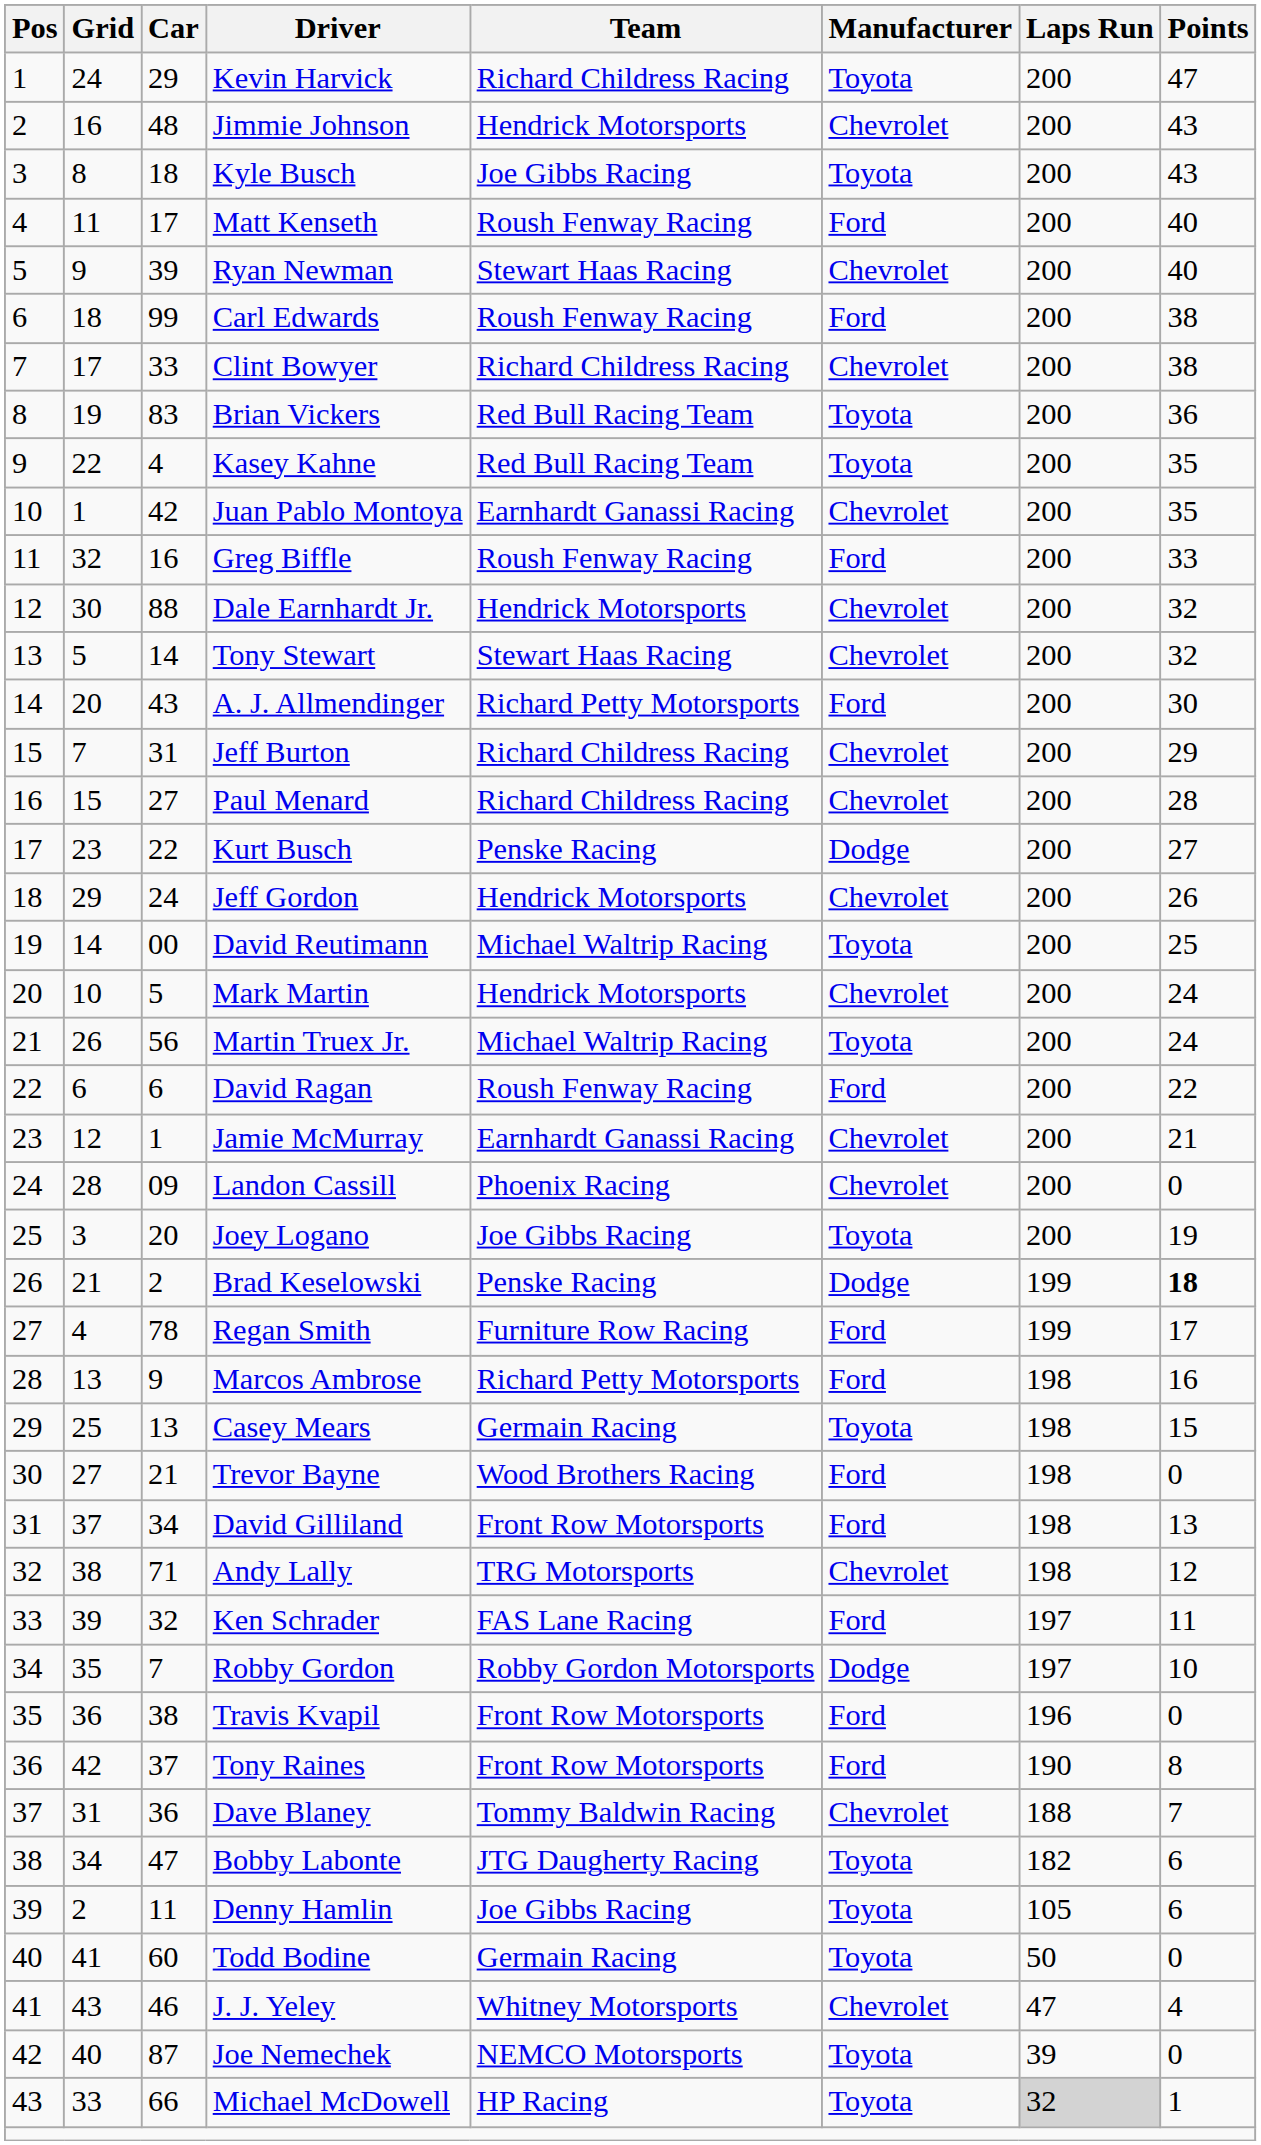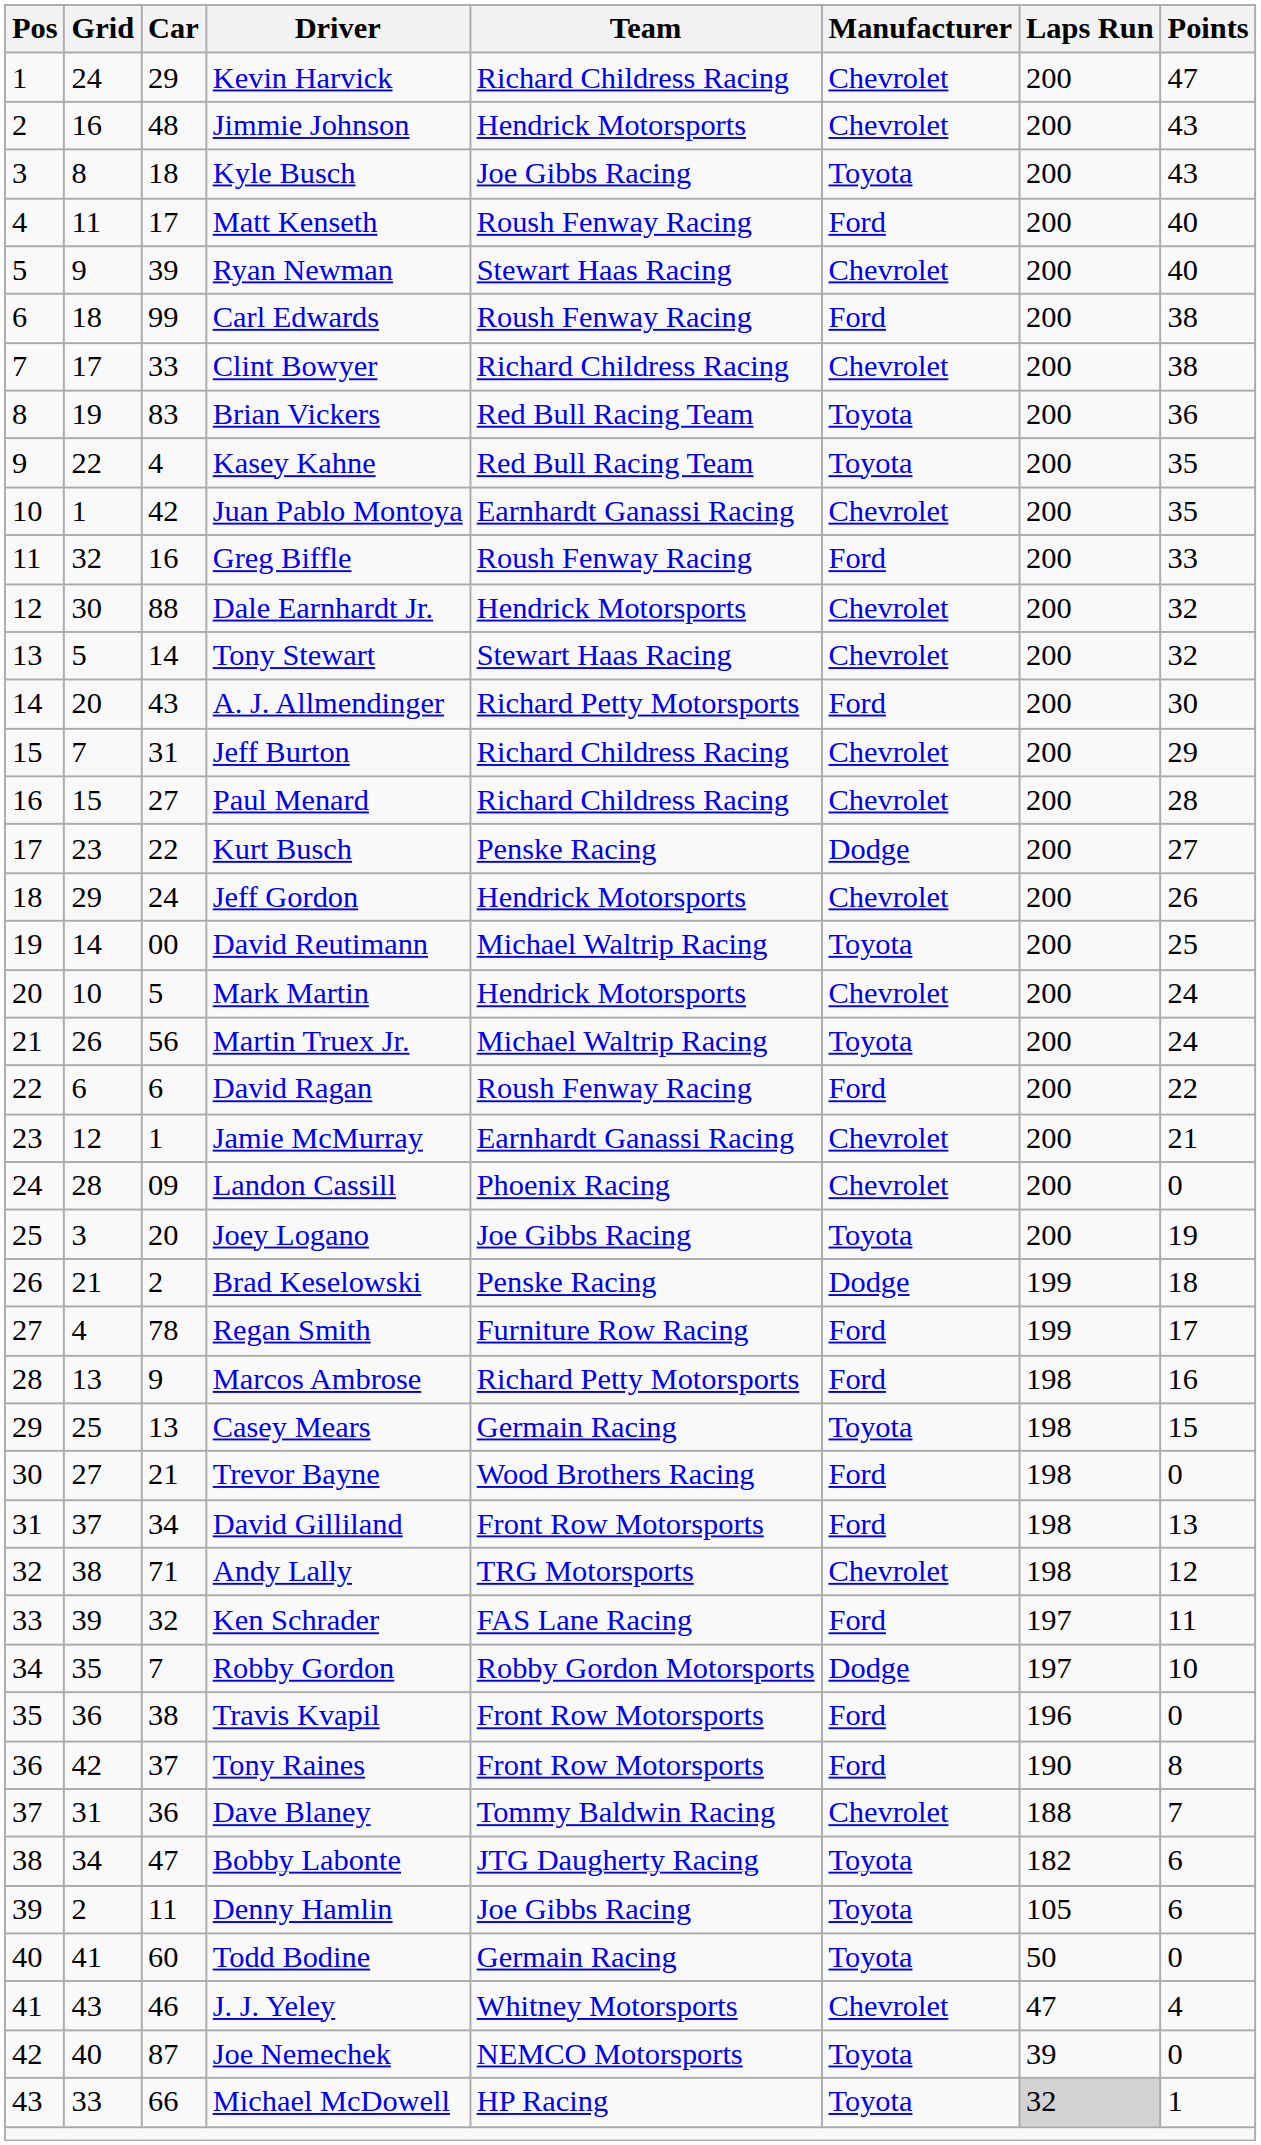(870, 76) Toyota -> (888, 76) Chevrolet
(1183, 1282) bold -> (1183, 1282) normal
